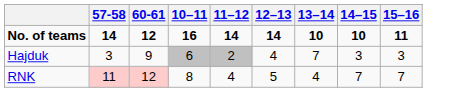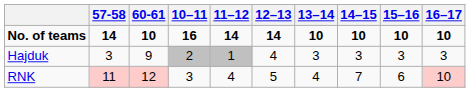+ column: (444, 15)
(149, 36) 12 -> (149, 36) 10
(401, 36) 11 -> (401, 36) 10
(189, 57) 6 -> (189, 57) 2
(231, 57) 2 -> (231, 57) 1
(316, 57) 7 -> (316, 57) 3
(189, 77) 8 -> (189, 77) 3
(401, 77) 7 -> (401, 77) 6
